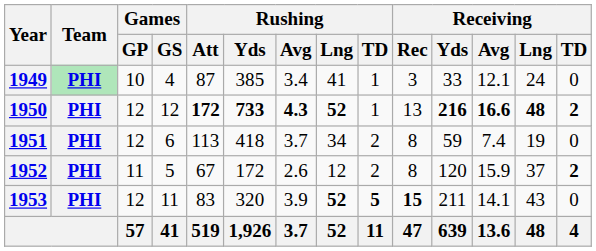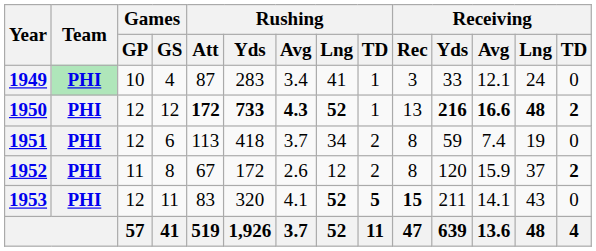(250, 79) 385 -> (250, 79) 283
(170, 170) 5 -> (170, 170) 8
(296, 200) 3.9 -> (296, 200) 4.1
